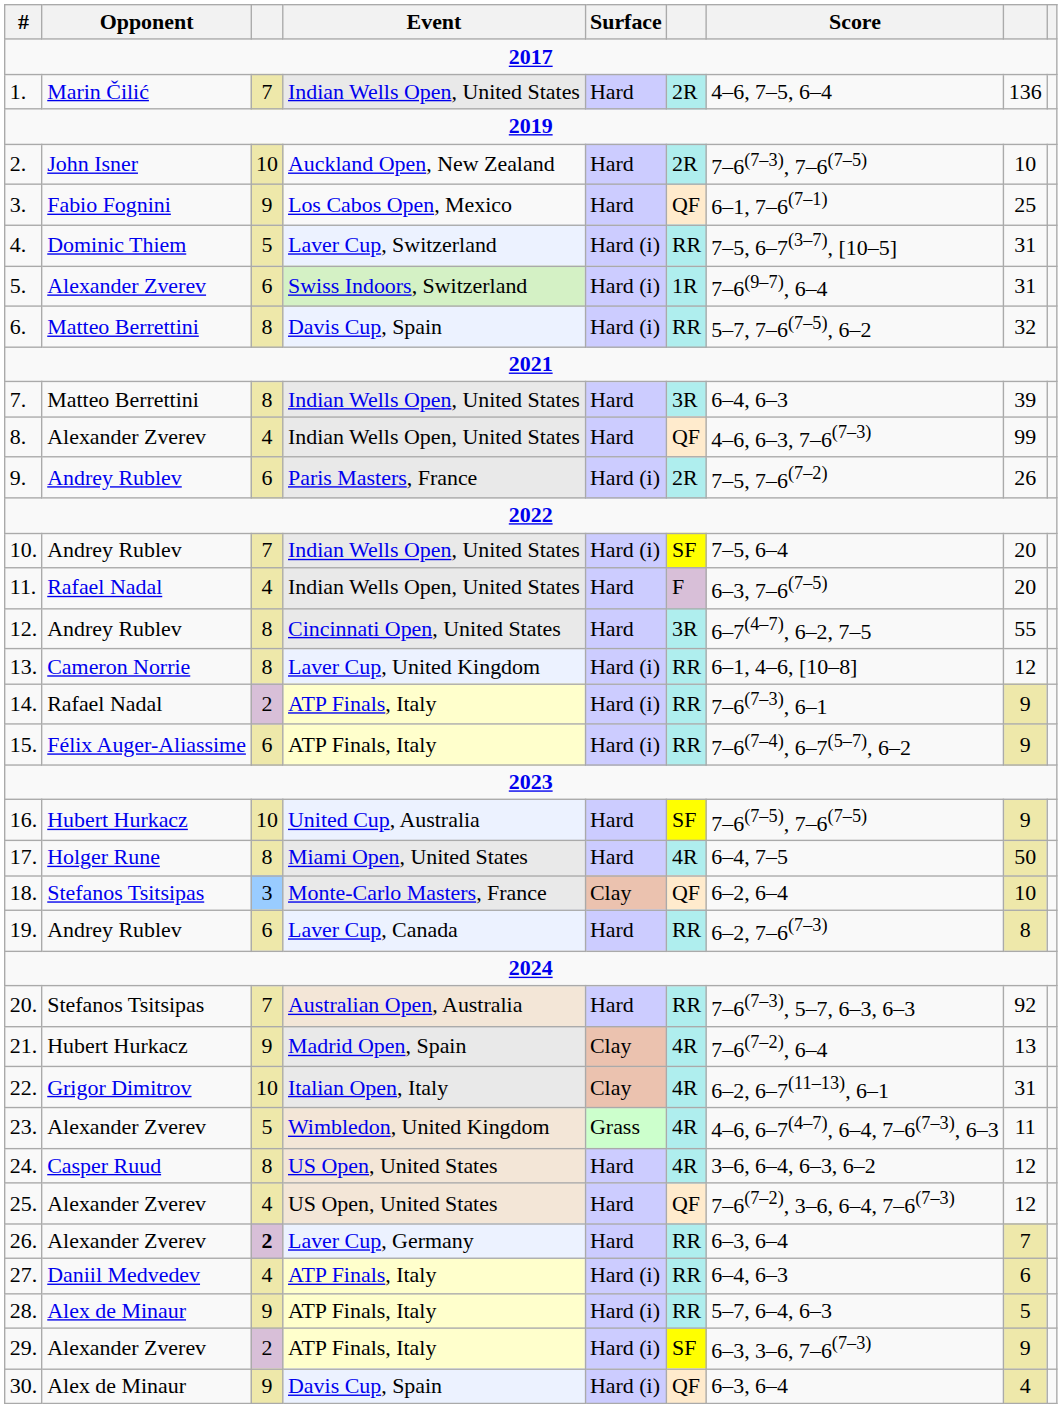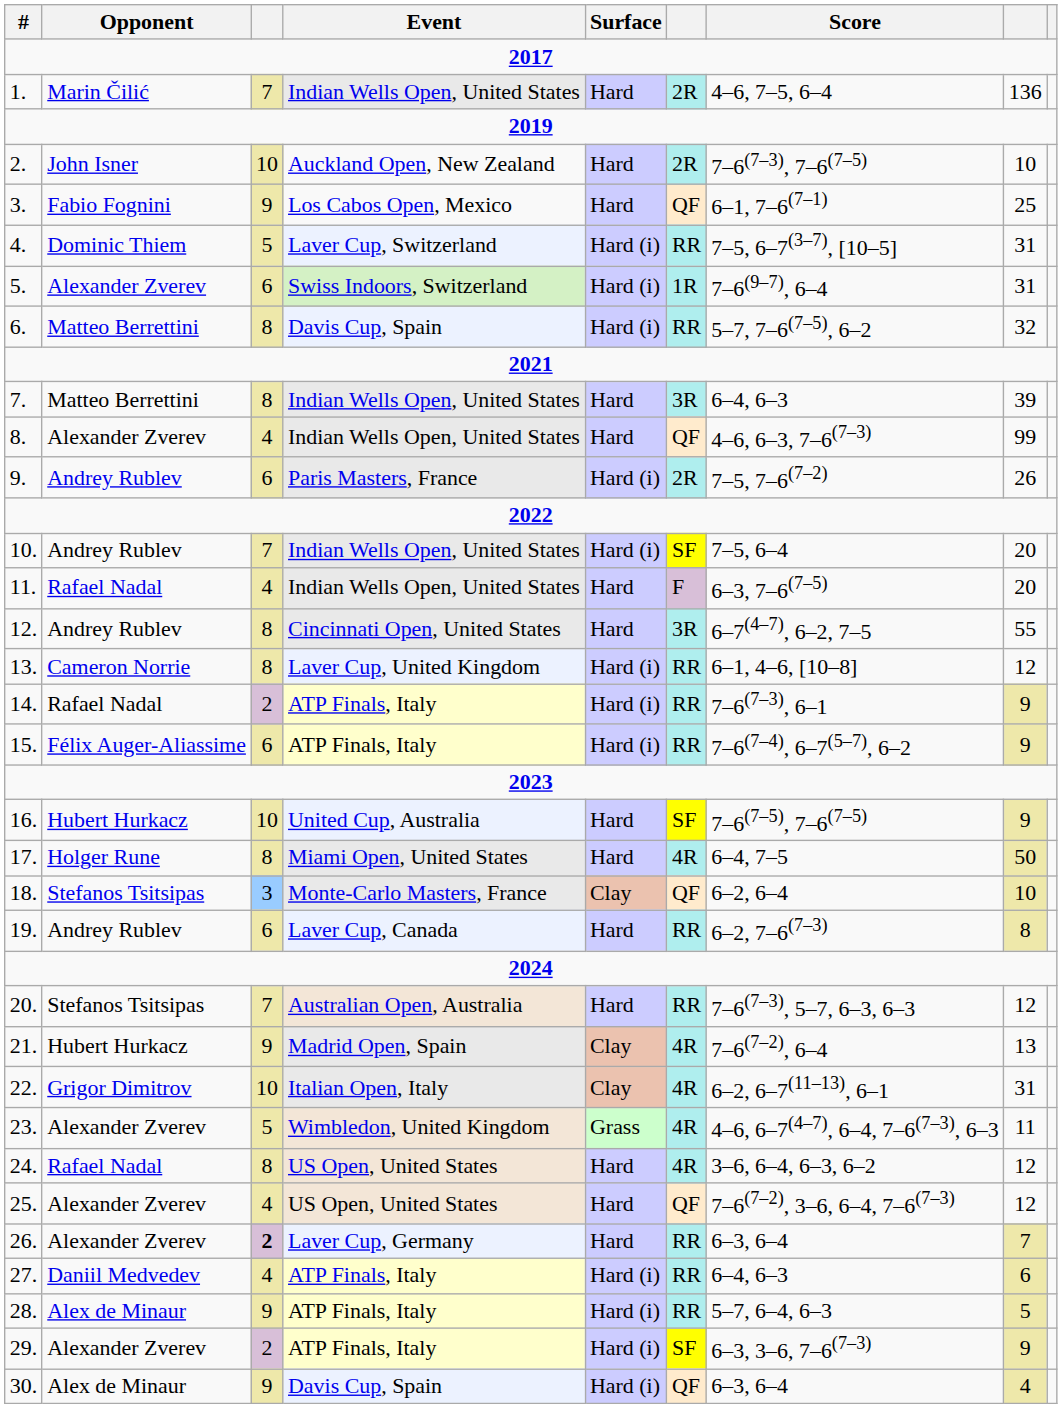(1025, 1005) 92 -> (1025, 1005) 12
(104, 1165) Casper Ruud -> (105, 1165) Rafael Nadal
